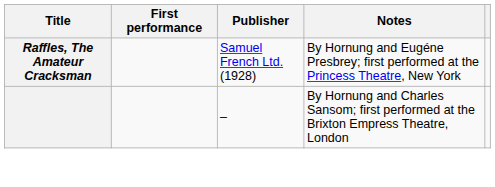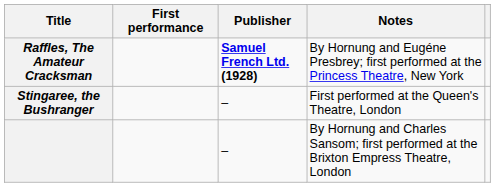(252, 62) normal -> (255, 62) bold
+ row: (59, 103)
